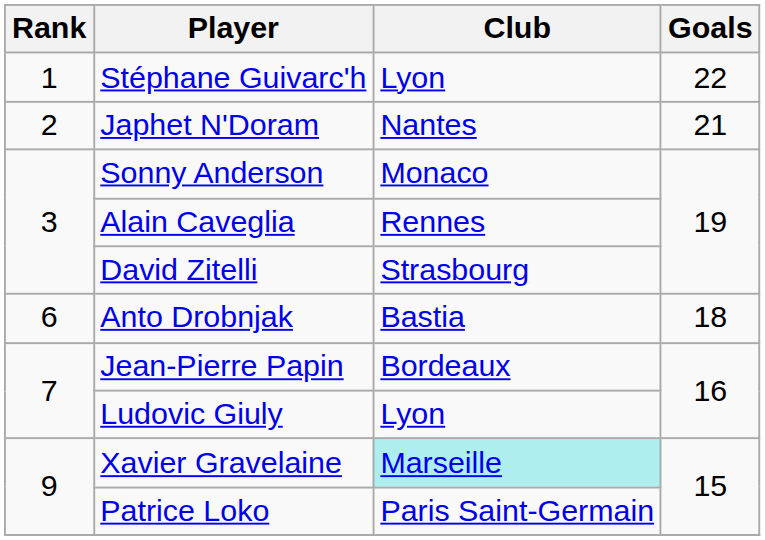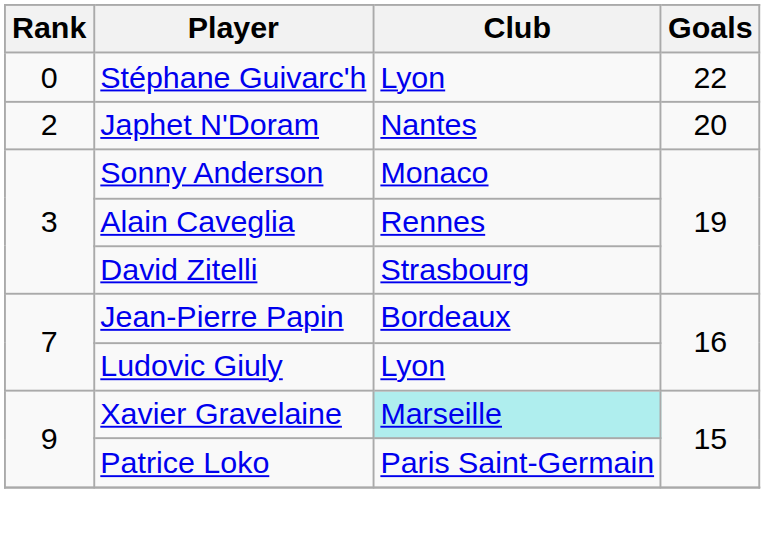(49, 76) 1 -> (49, 76) 0
(710, 125) 21 -> (710, 125) 20
- row: (197, 317)
